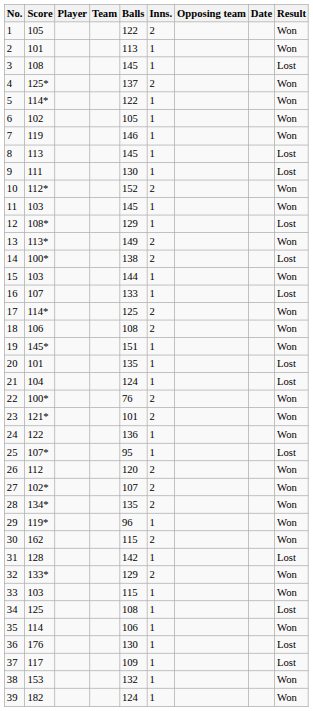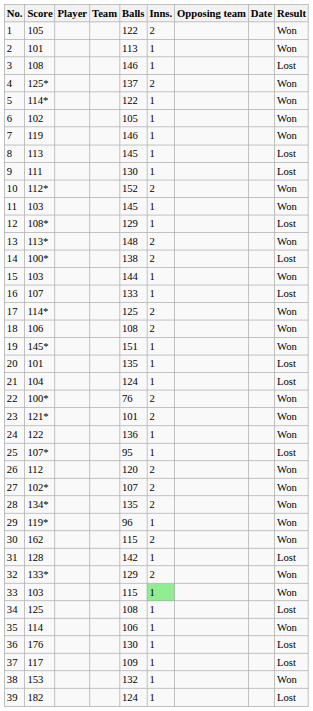(130, 66) 145 -> (130, 66) 146
(130, 241) 149 -> (130, 241) 148
(152, 592) no background -> (152, 592) lightgreen background
(287, 697) Won -> (287, 697) Lost
